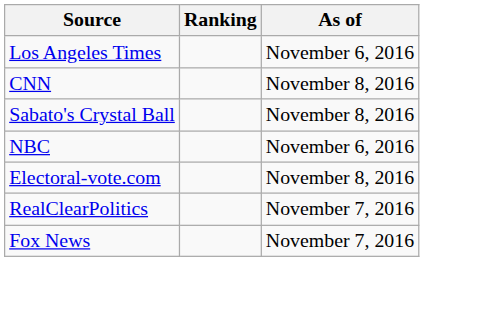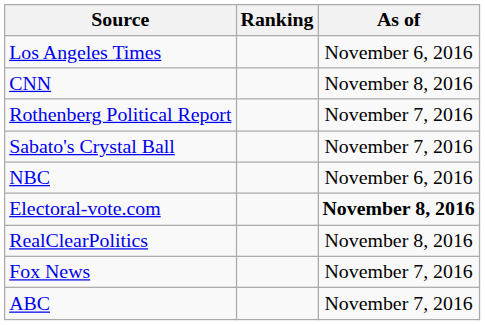+ row: (120, 114)
(340, 114) November 8, 2016 -> (399, 146) November 7, 2016
(340, 177) normal -> (399, 209) bold
(340, 209) November 7, 2016 -> (399, 240) November 8, 2016
+ row: (30, 303)
